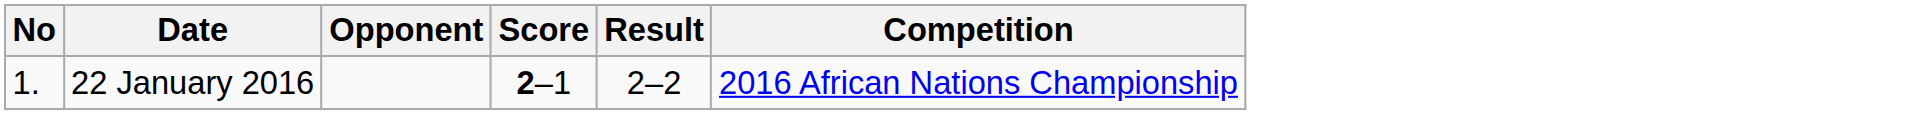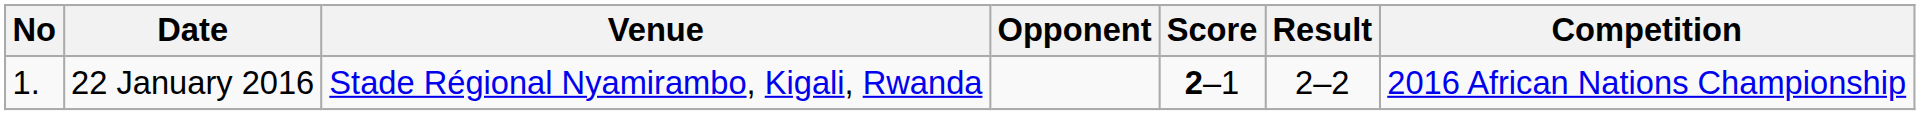+ column: (656, 30)
